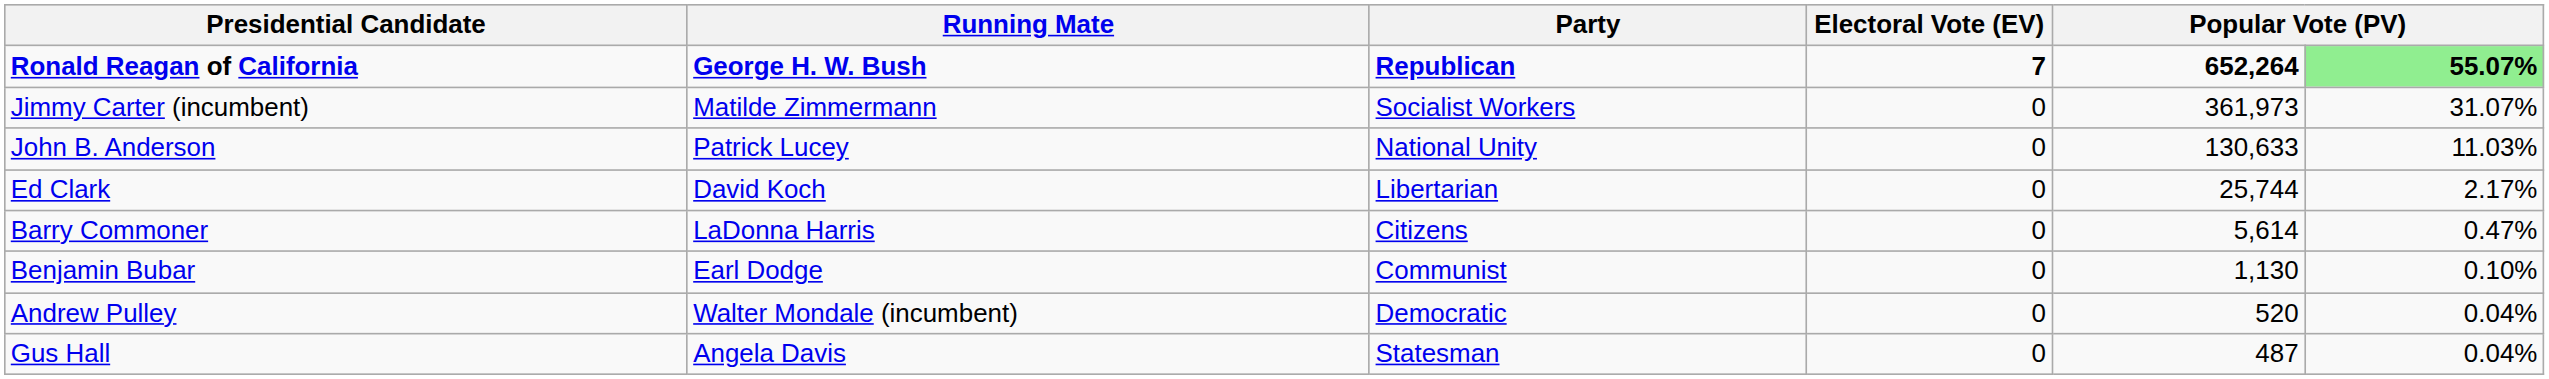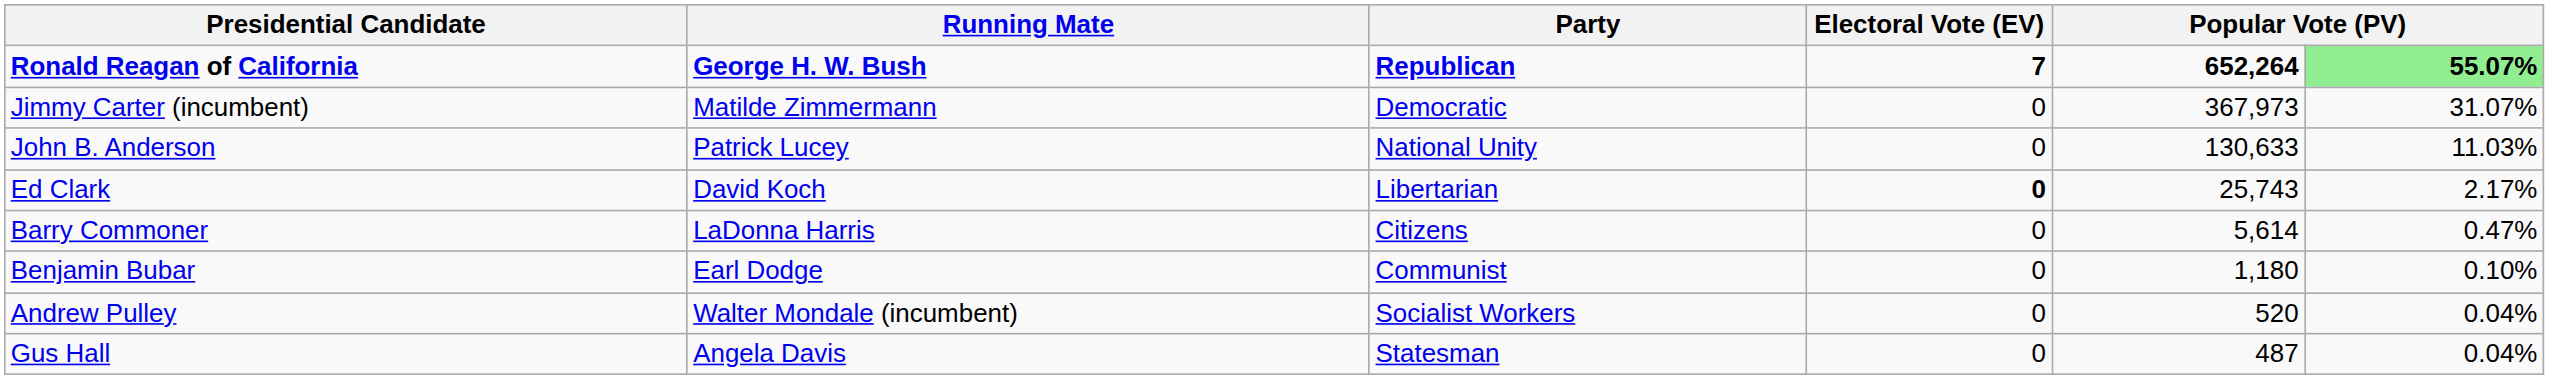(1475, 107) Socialist Workers -> (1441, 107) Democratic
(2252, 107) 361,973 -> (2252, 107) 367,973
(2039, 189) normal -> (2039, 189) bold
(2259, 189) 25,744 -> (2259, 189) 25,743
(2266, 271) 1,130 -> (2266, 271) 1,180
(1441, 312) Democratic -> (1475, 312) Socialist Workers
